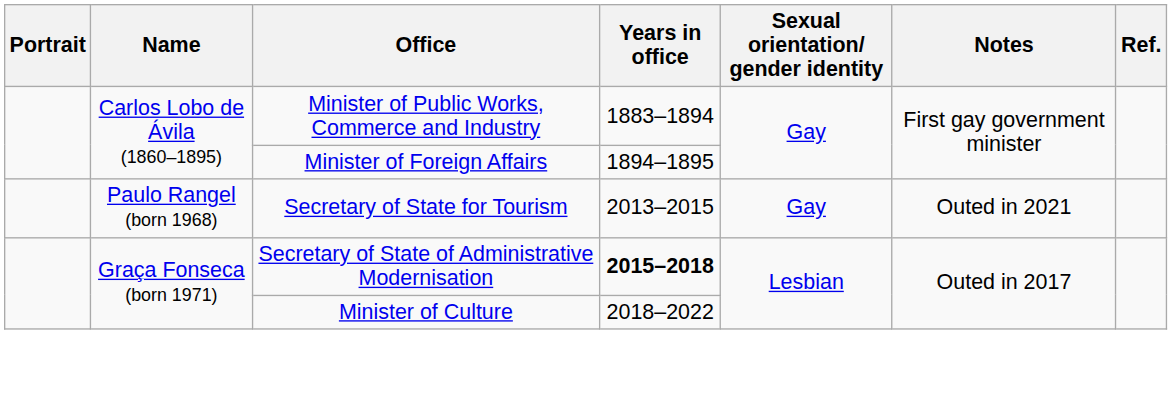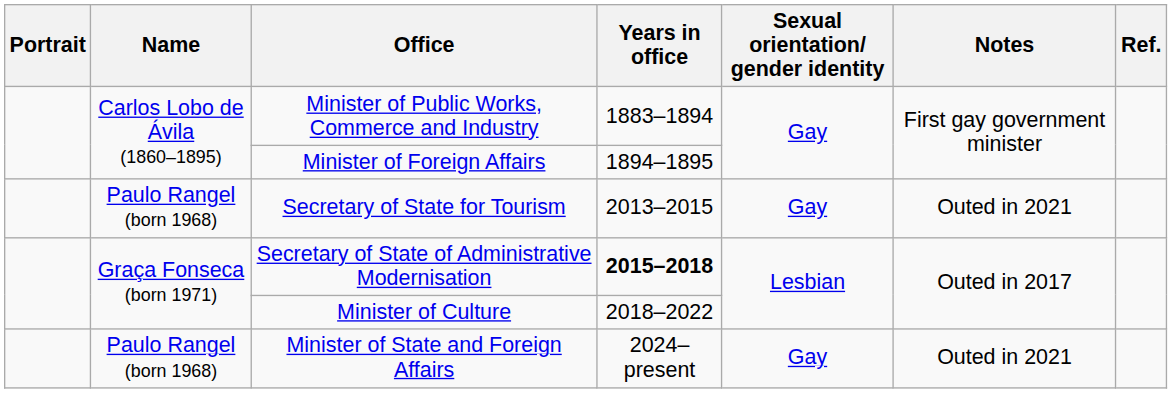+ row: (424, 358)
